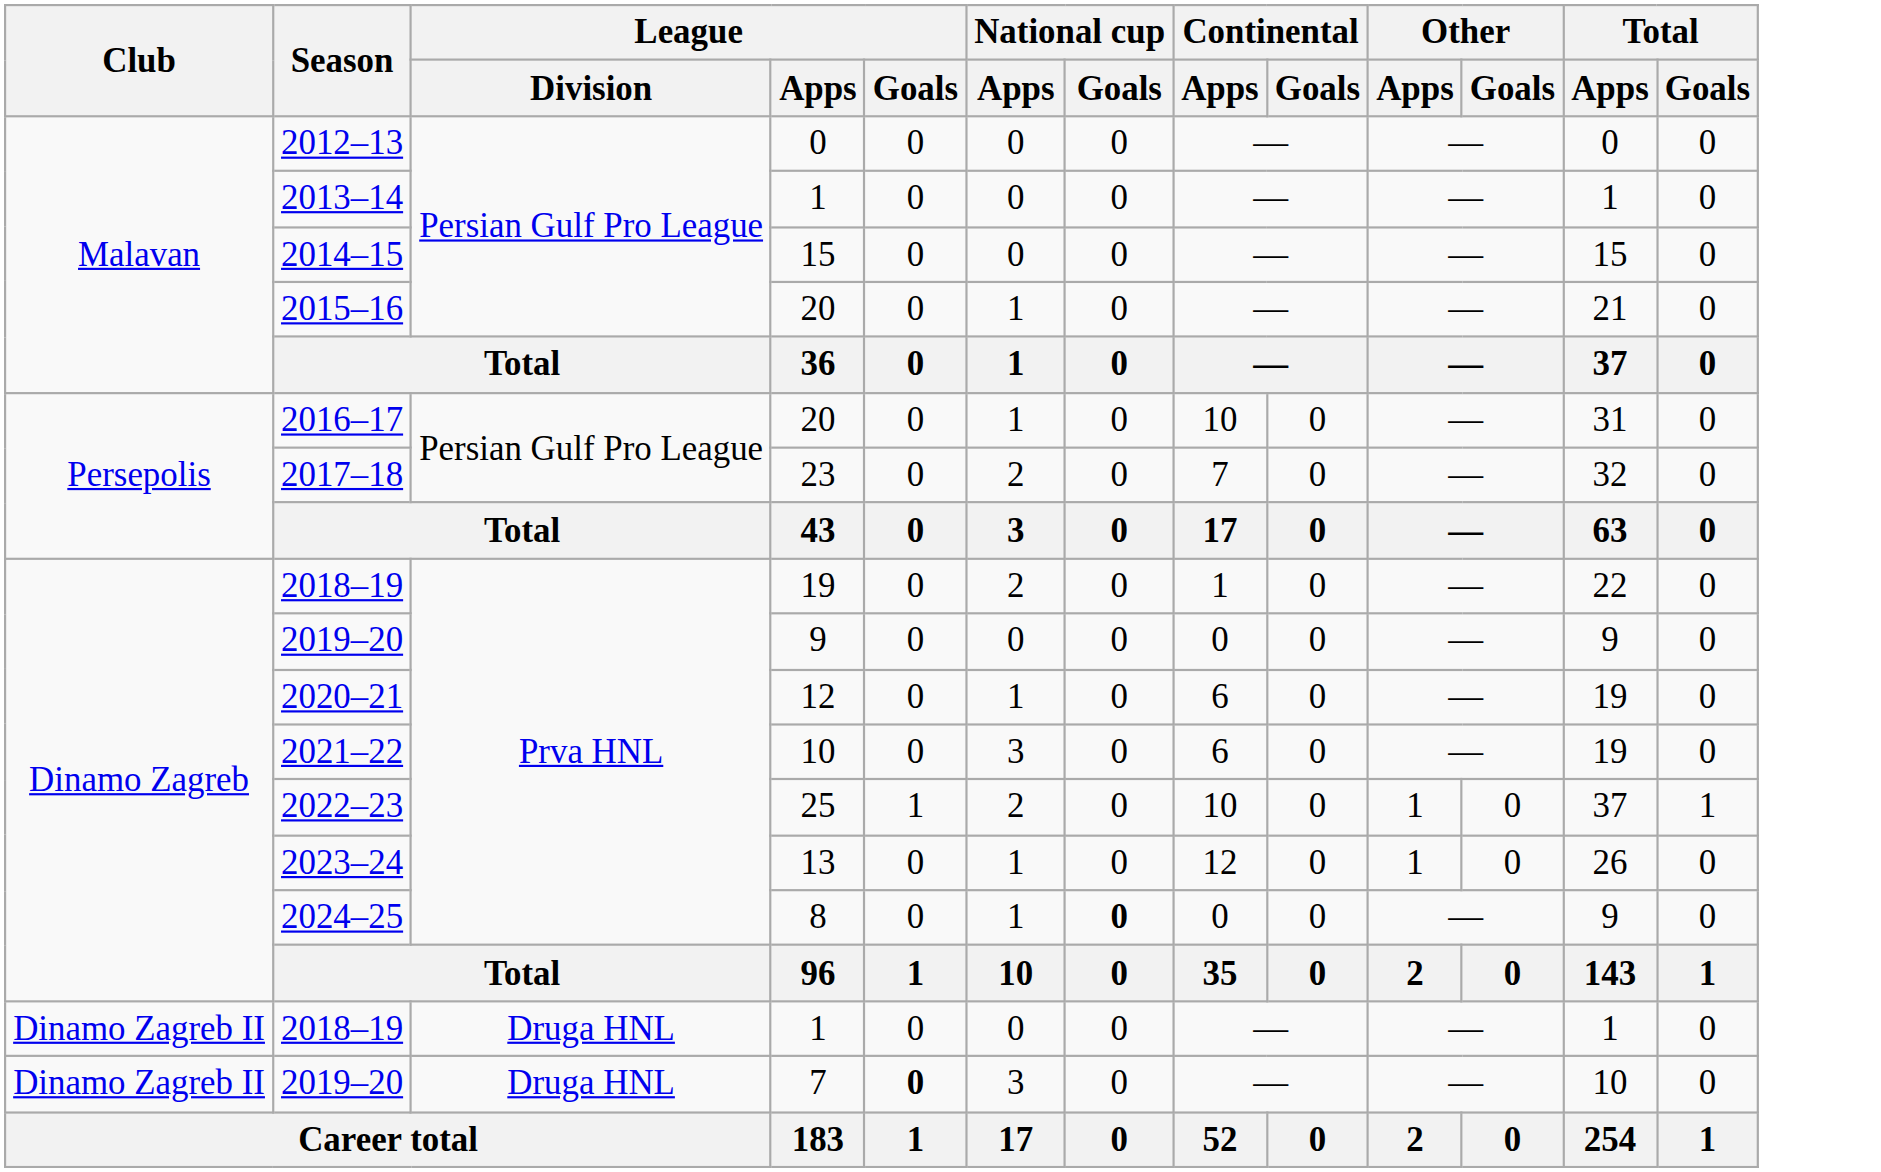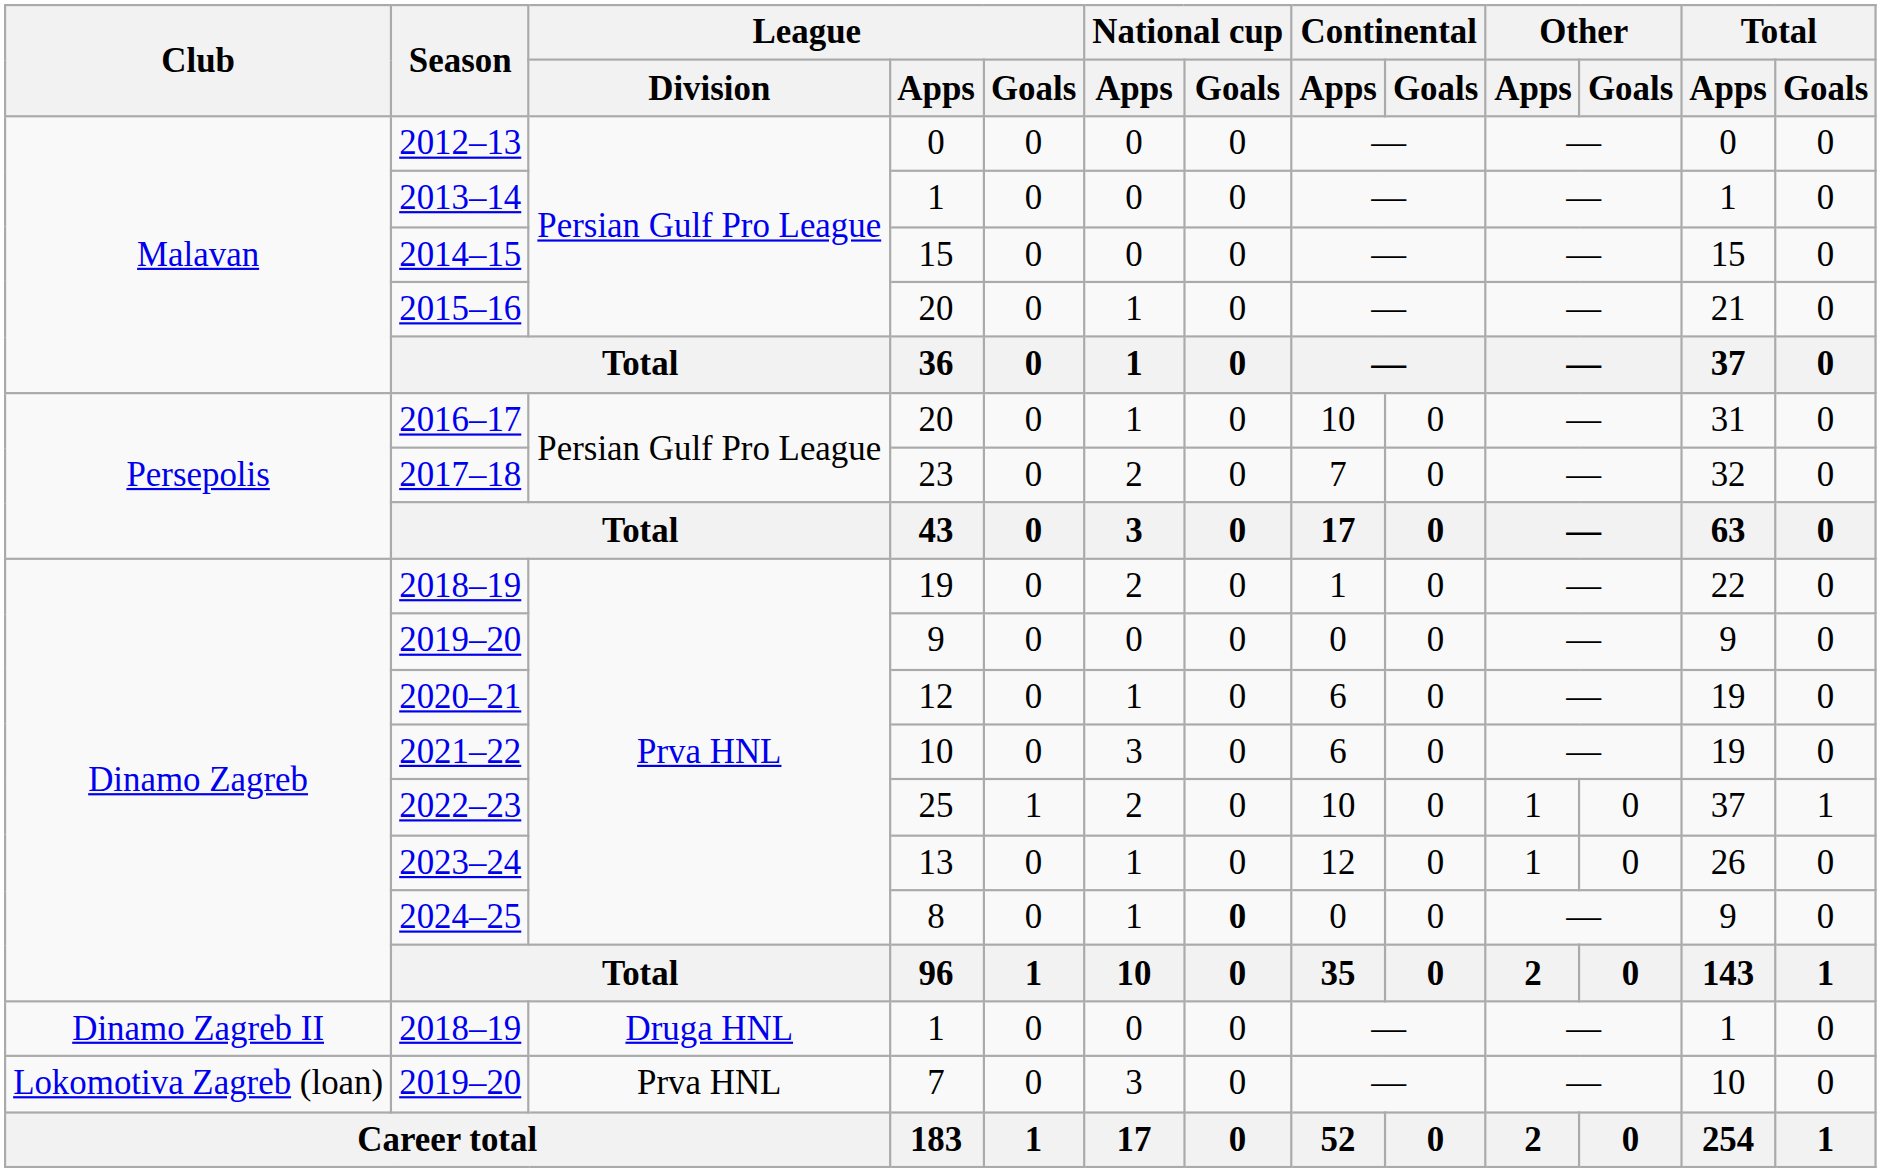(139, 1083) Dinamo Zagreb II -> (198, 1083) Lokomotiva Zagreb (loan)
(591, 1083) Druga HNL -> (709, 1083) Prva HNL
(915, 1083) bold -> (1034, 1083) normal
